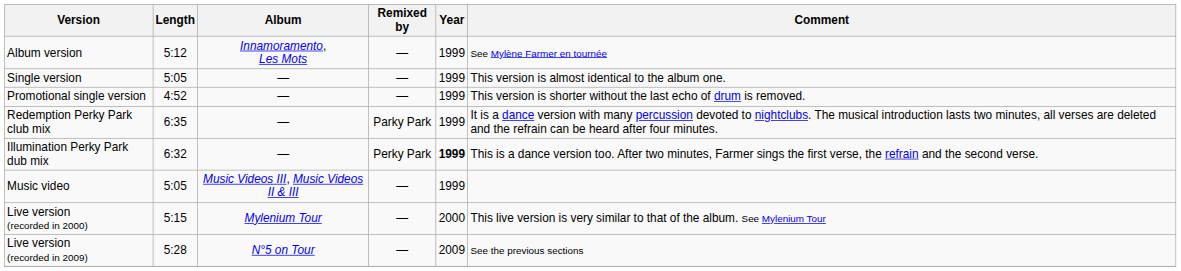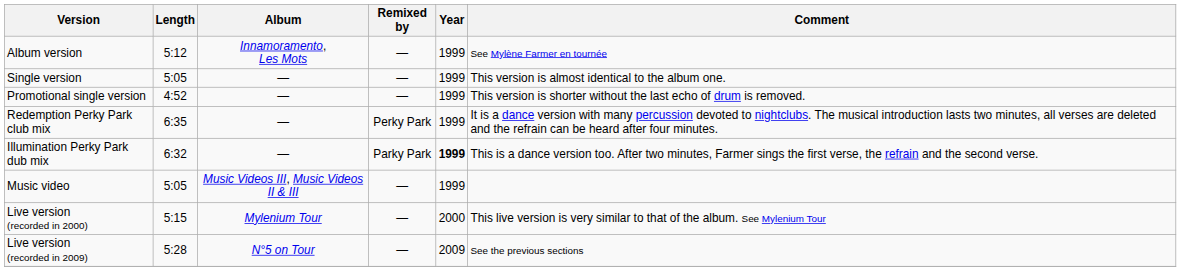(402, 122) Parky Park -> (402, 122) Perky Park
(402, 154) Perky Park -> (402, 154) Parky Park
